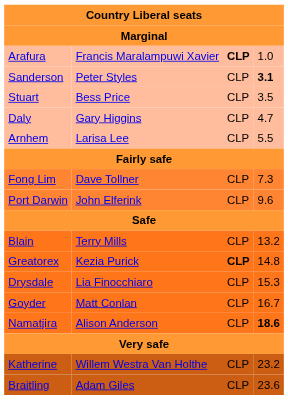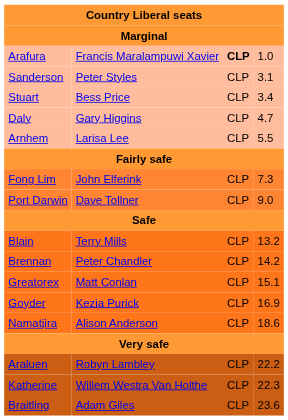(266, 76) bold -> (266, 76) normal
(266, 97) 3.5 -> (266, 97) 3.4
(107, 179) Dave Tollner -> (108, 179) John Elferink
(108, 200) John Elferink -> (107, 200) Dave Tollner
(266, 200) 9.6 -> (266, 200) 9.0
+ row: (30, 261)
(107, 261) Kezia Purick -> (106, 282) Matt Conlan
(238, 261) bold -> (238, 282) normal
(269, 261) 14.8 -> (269, 282) 15.1
- row: (31, 282)
(106, 302) Matt Conlan -> (107, 302) Kezia Purick
(269, 302) 16.7 -> (269, 302) 16.9
(269, 323) bold -> (269, 323) normal
+ row: (28, 364)
(269, 364) 23.2 -> (269, 385) 22.3
